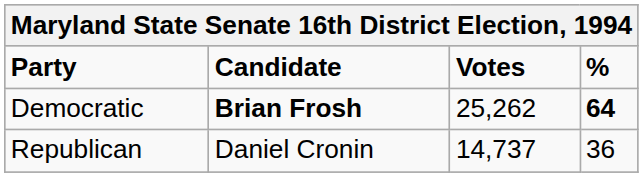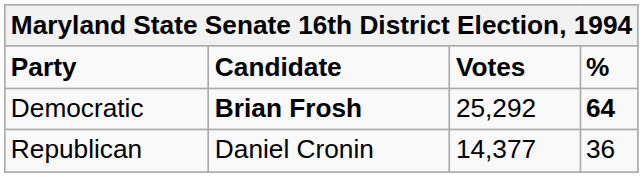(496, 108) 25,262 -> (496, 108) 25,292
(496, 150) 14,737 -> (496, 150) 14,377
